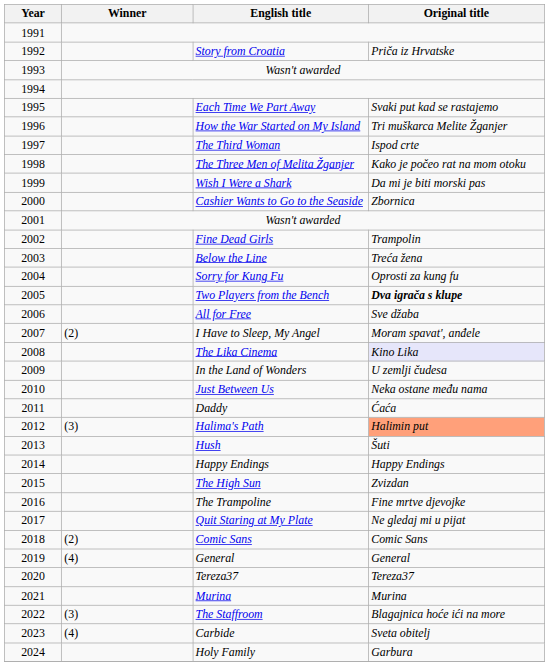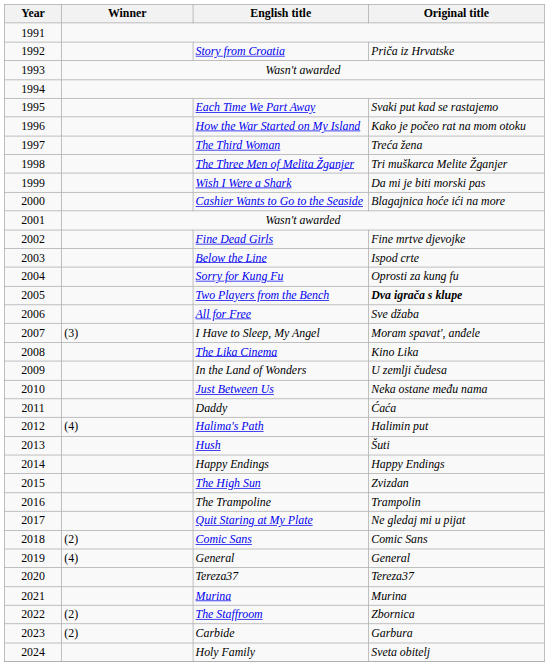(439, 126) Tri muškarca Melite Žganjer -> (449, 126) Kako je počeo rat na mom otoku
(395, 145) Ispod crte -> (397, 145) Treća žena
(449, 164) Kako je počeo rat na mom otoku -> (439, 164) Tri muškarca Melite Žganjer
(393, 201) Zbornica -> (438, 201) Blagajnica hoće ići na more
(396, 239) Trampolin -> (418, 239) Fine mrtve djevojke
(397, 257) Treća žena -> (395, 257) Ispod crte
(71, 333) (2) -> (71, 333) (3)
(395, 351) lavender background -> (395, 351) no background
(71, 426) (3) -> (71, 426) (4)
(400, 426) lightsalmon background -> (400, 426) no background
(418, 502) Fine mrtve djevojke -> (396, 502) Trampolin
(71, 614) (3) -> (71, 614) (2)
(438, 614) Blagajnica hoće ići na more -> (393, 614) Zbornica
(71, 633) (4) -> (71, 633) (2)
(401, 633) Sveta obitelj -> (392, 633) Garbura
(392, 652) Garbura -> (401, 652) Sveta obitelj
